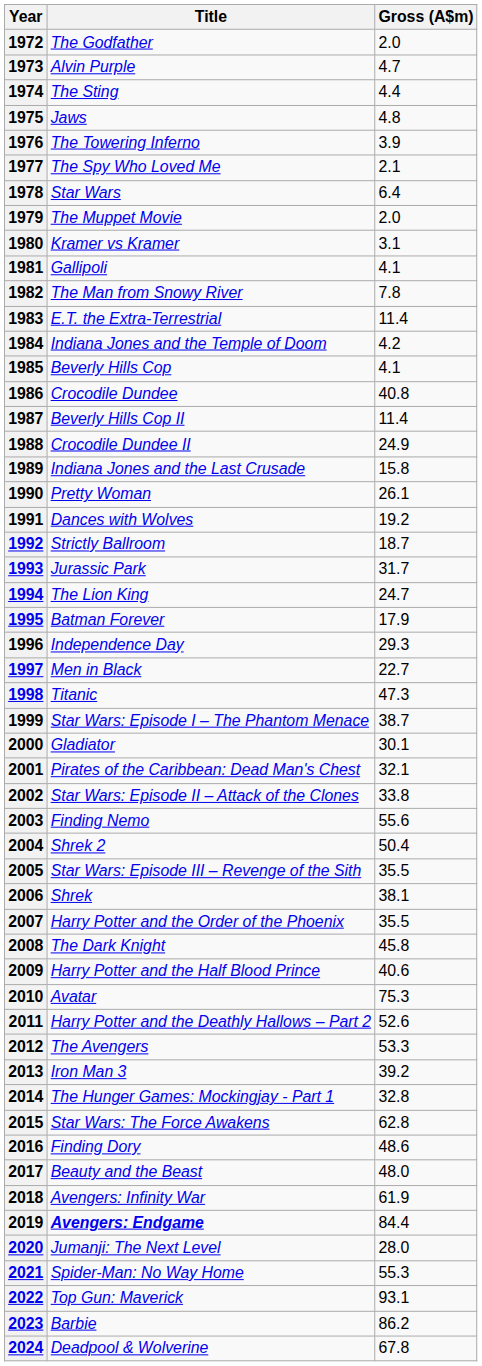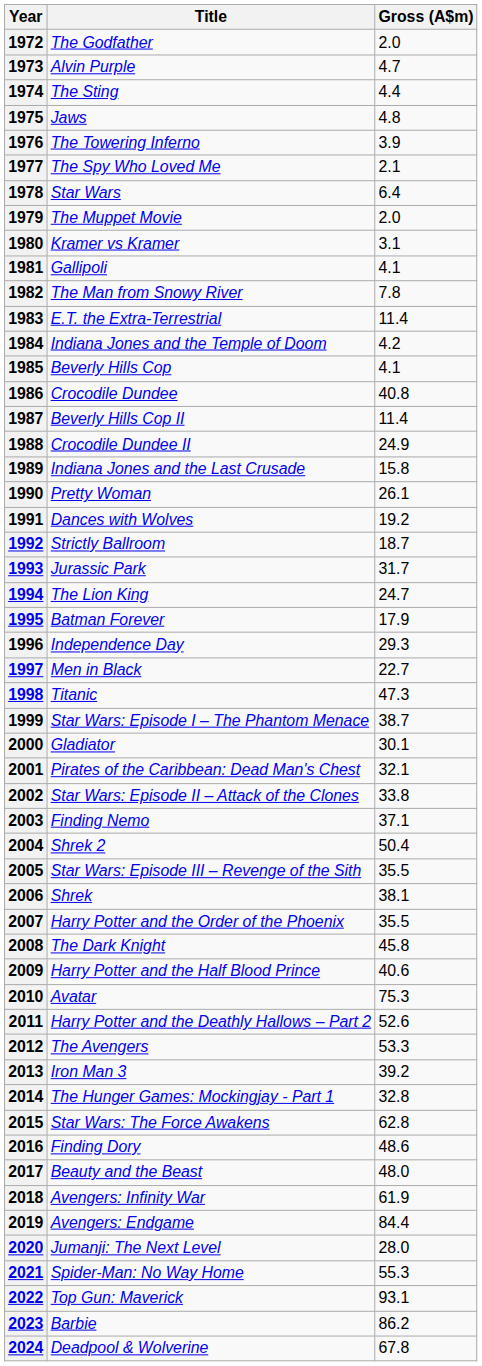(394, 820) 55.6 -> (394, 820) 37.1
(127, 1222) bold -> (122, 1222) normal
